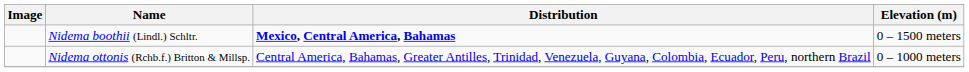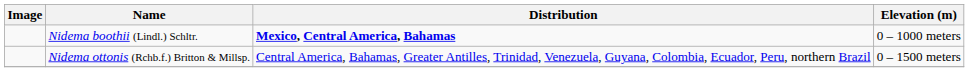(919, 35) 0 – 1500 meters -> (919, 35) 0 – 1000 meters
(919, 56) 0 – 1000 meters -> (919, 56) 0 – 1500 meters
